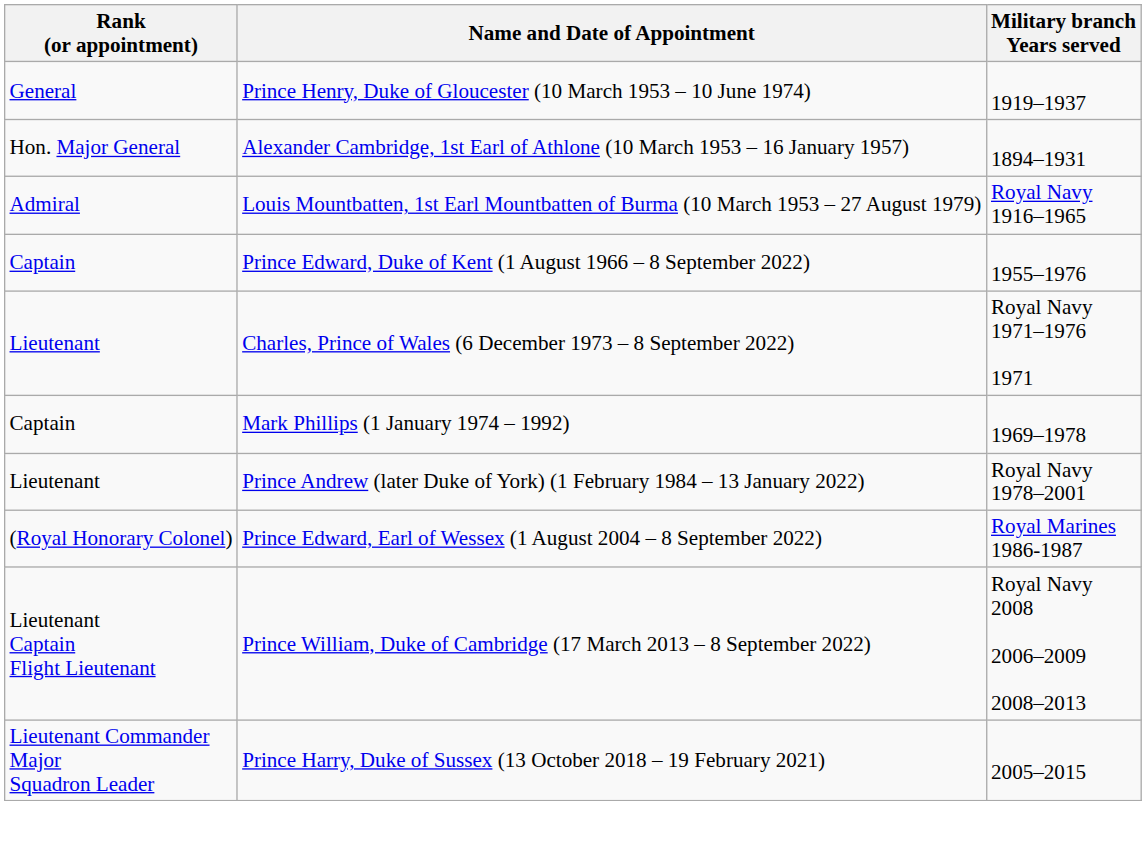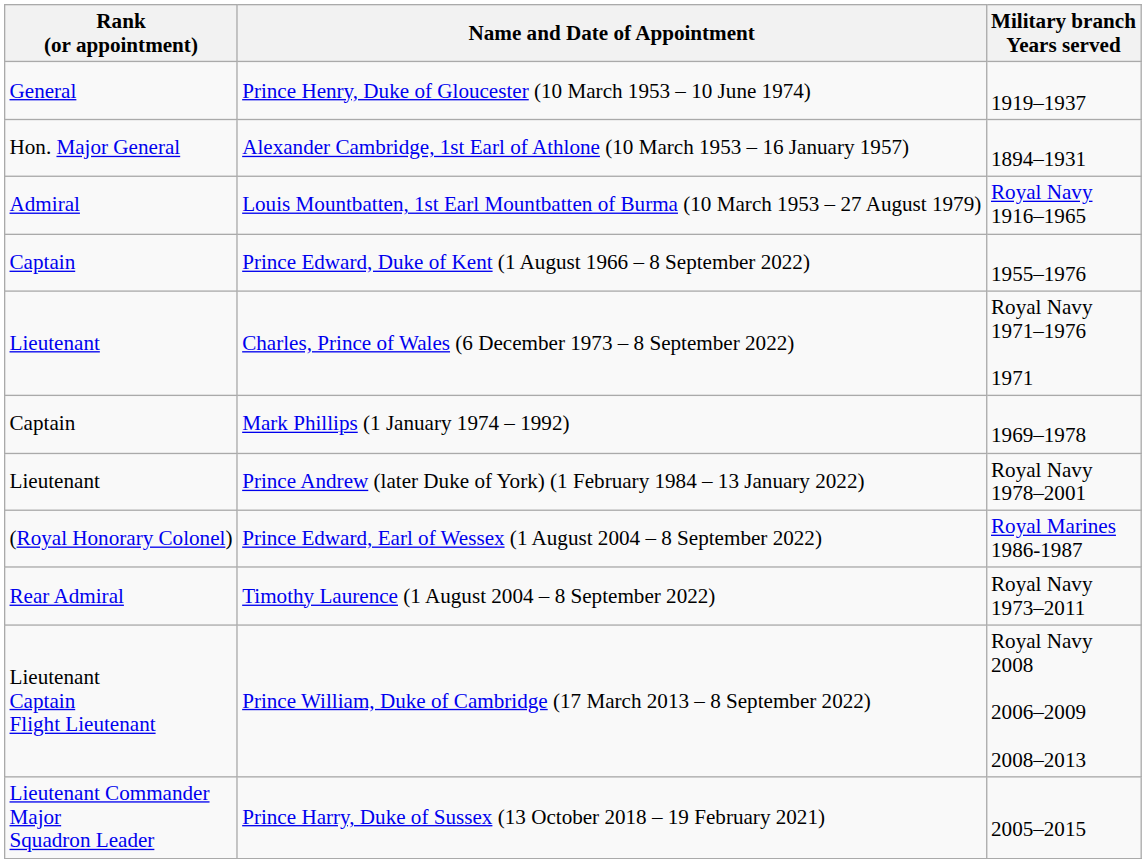+ row: (479, 595)
